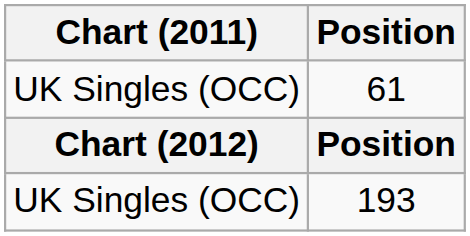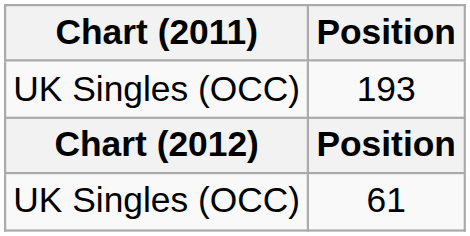rows swapped: (386, 88) <-> (386, 200)
